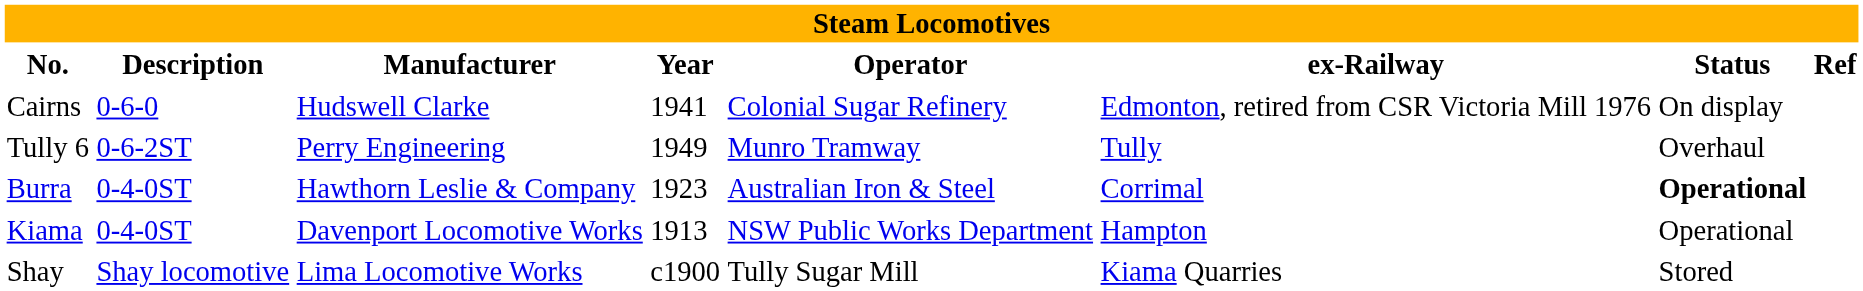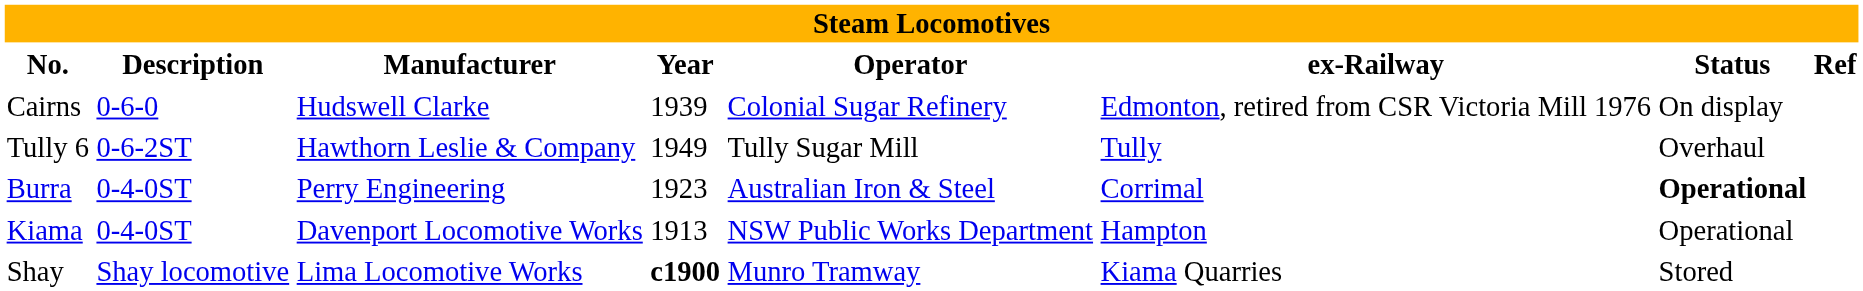(679, 105) 1941 -> (679, 105) 1939
(401, 147) Perry Engineering -> (466, 147) Hawthorn Leslie & Company
(824, 147) Munro Tramway -> (823, 147) Tully Sugar Mill
(466, 188) Hawthorn Leslie & Company -> (401, 188) Perry Engineering
(685, 271) normal -> (685, 271) bold
(823, 271) Tully Sugar Mill -> (824, 271) Munro Tramway
